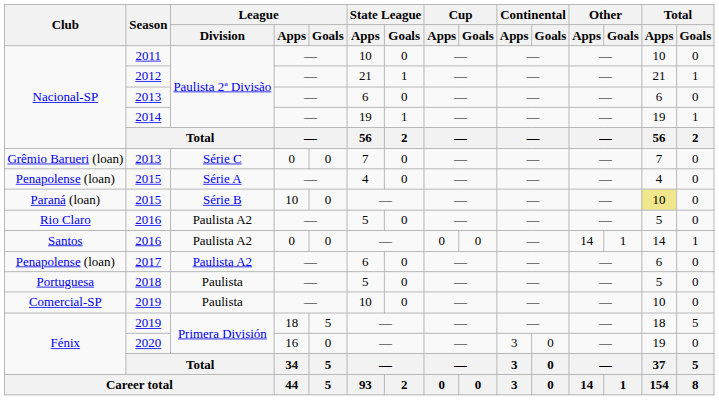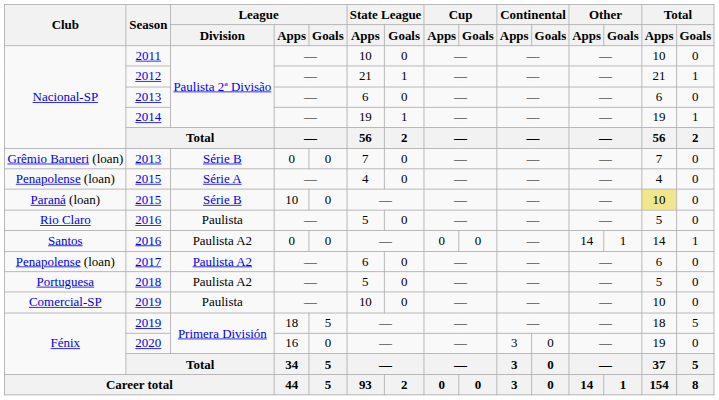(222, 158) Série C -> (222, 158) Série B
(222, 220) Paulista A2 -> (222, 220) Paulista
(222, 281) Paulista -> (222, 281) Paulista A2
